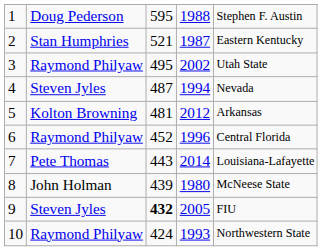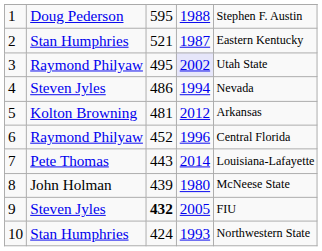(195, 64) no background -> (195, 64) lavender background
(161, 88) 487 -> (161, 88) 486
(87, 233) Raymond Philyaw -> (79, 233) Stan Humphries
